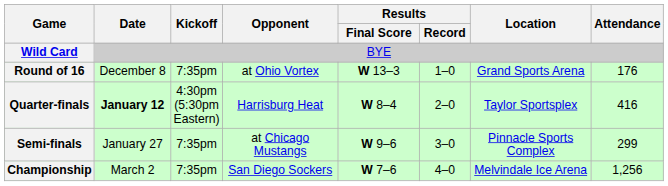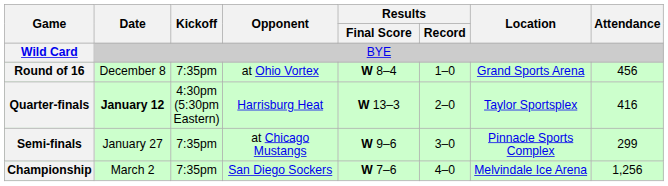(379, 71) W 13–3 -> (379, 71) W 8–4
(627, 71) 176 -> (627, 71) 456
(379, 104) W 8–4 -> (379, 104) W 13–3
